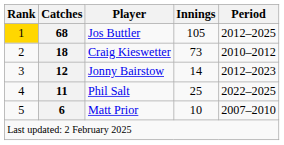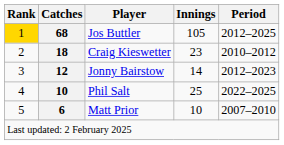(196, 52) 73 -> (196, 52) 23
(62, 91) 11 -> (62, 91) 10
